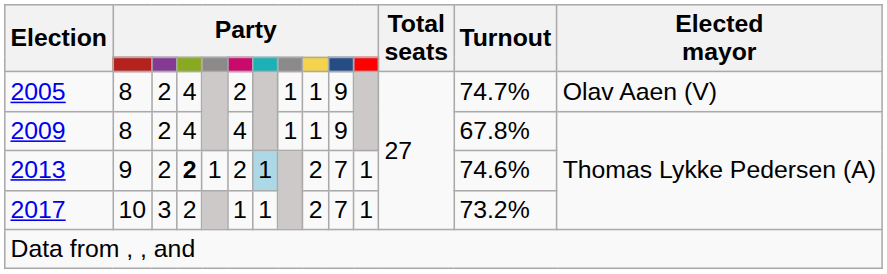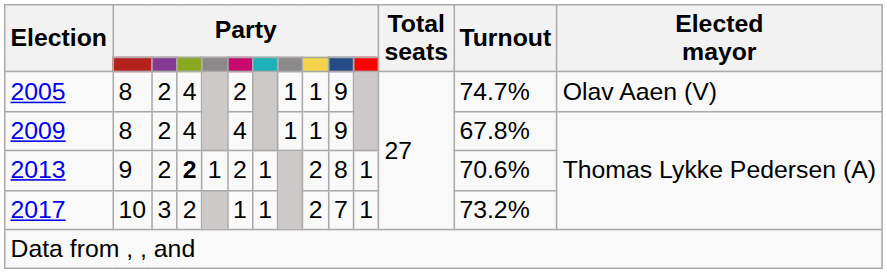(265, 170) lightblue background -> (265, 170) no background
(341, 170) 7 -> (341, 170) 8
(495, 170) 74.6% -> (495, 170) 70.6%
